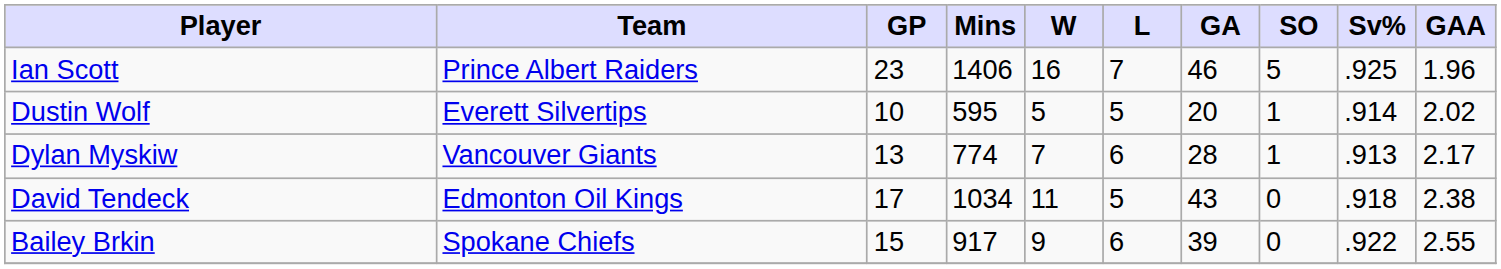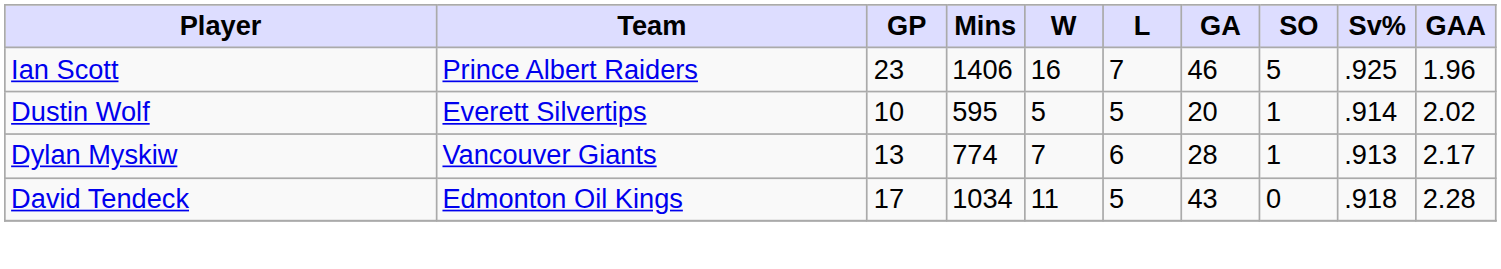(1449, 198) 2.38 -> (1449, 198) 2.28
- row: (83, 241)
